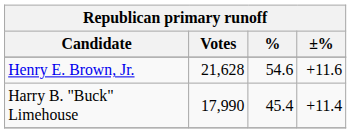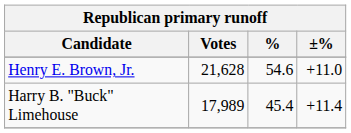(324, 70) +11.6 -> (324, 70) +11.0
(223, 105) 17,990 -> (223, 105) 17,989
